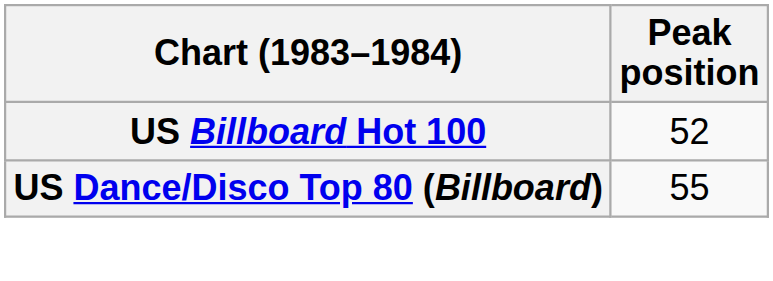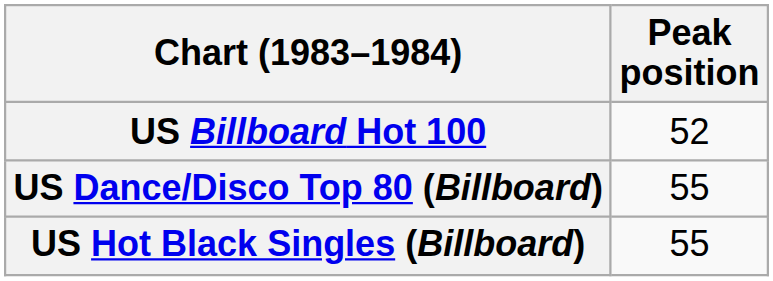+ row: (308, 244)
